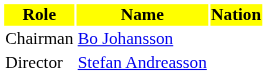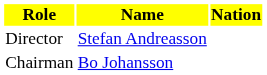rows swapped: (39, 38) <-> (34, 62)
